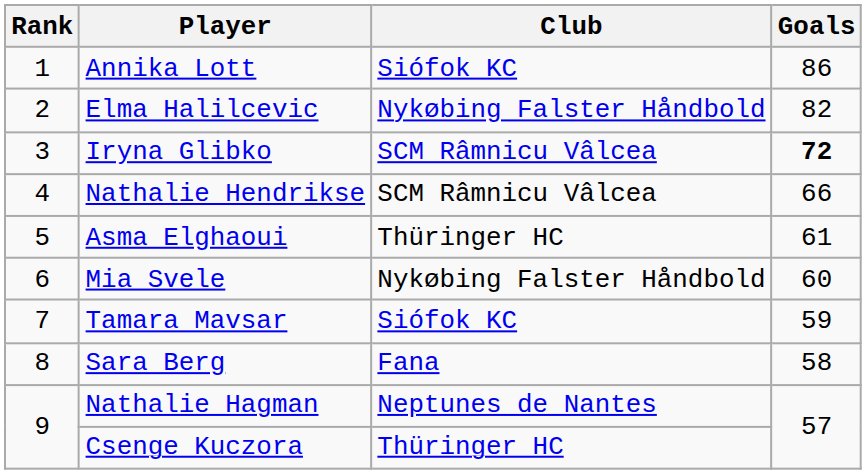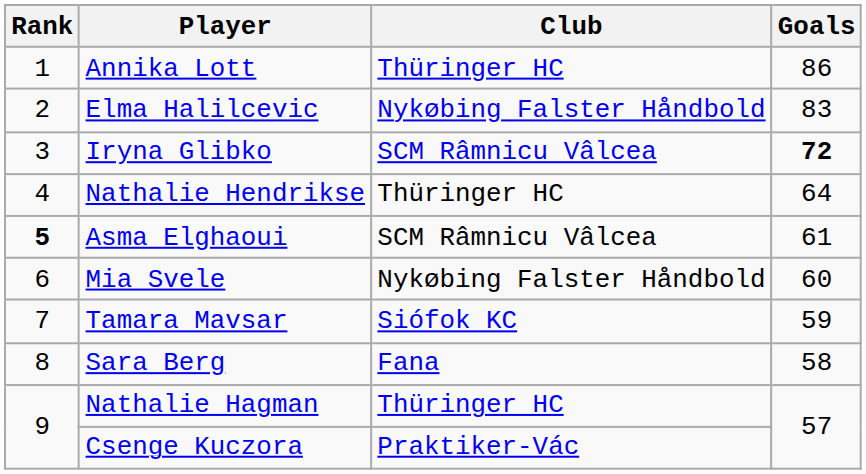(447, 68) Siófok KC -> (471, 68) Thüringer HC
(817, 110) 82 -> (817, 110) 83
(517, 195) SCM Râmnicu Vâlcea -> (471, 195) Thüringer HC
(817, 195) 66 -> (817, 195) 64
(42, 237) normal -> (42, 237) bold
(471, 237) Thüringer HC -> (517, 237) SCM Râmnicu Vâlcea
(517, 406) Neptunes de Nantes -> (471, 406) Thüringer HC
(471, 448) Thüringer HC -> (478, 448) Praktiker-Vác
